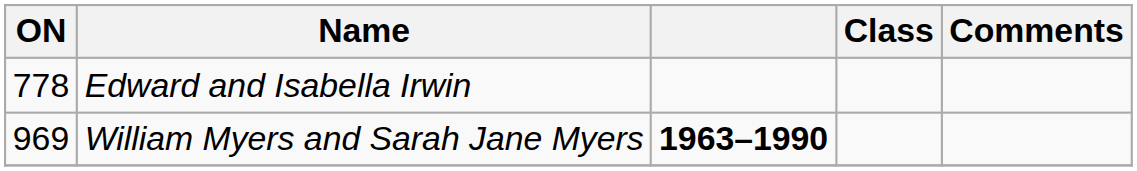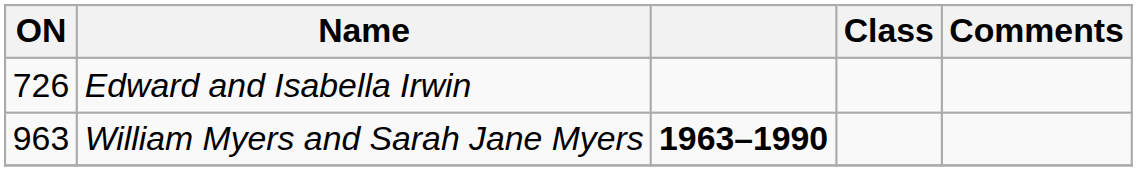(41, 84) 778 -> (41, 84) 726
(41, 138) 969 -> (41, 138) 963
